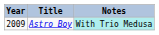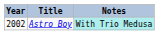(16, 24) 2009 -> (16, 24) 2002
